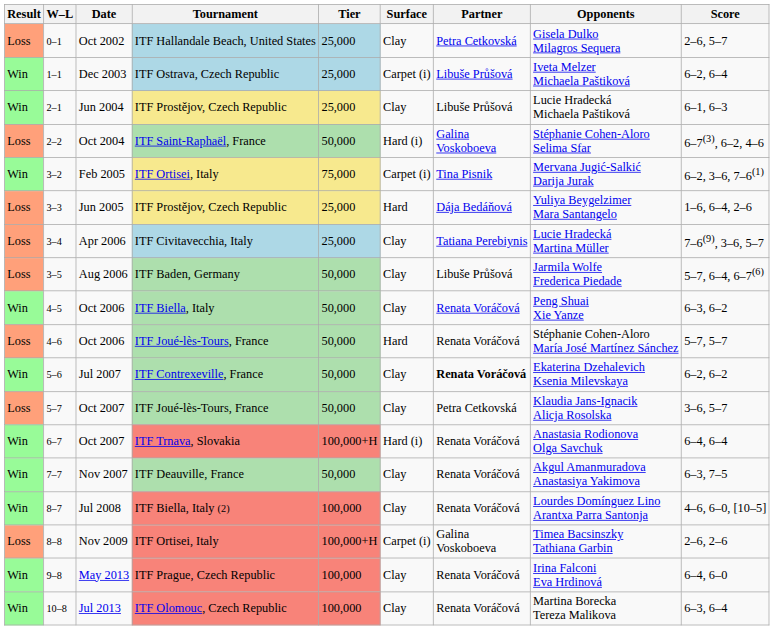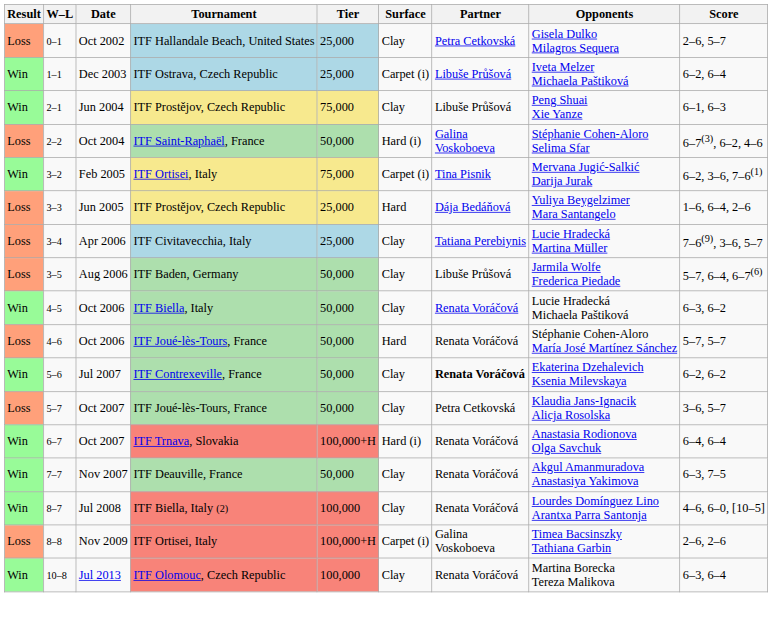(338, 107) 25,000 -> (337, 107) 75,000
(582, 107) Lucie Hradecká Michaela Paštiková -> (560, 107) Peng Shuai Xie Yanze
(561, 307) Peng Shuai Xie Yanze -> (580, 307) Lucie Hradecká Michaela Paštiková
- row: (54, 575)
